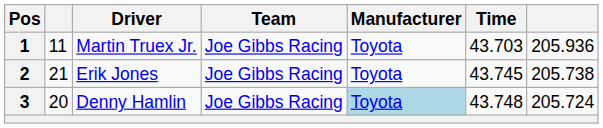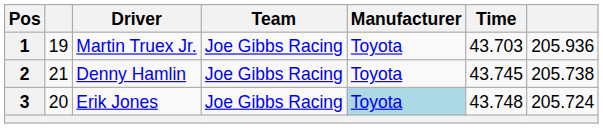(58, 46) 11 -> (59, 46) 19
(117, 74) Erik Jones -> (131, 74) Denny Hamlin
(131, 102) Denny Hamlin -> (117, 102) Erik Jones
